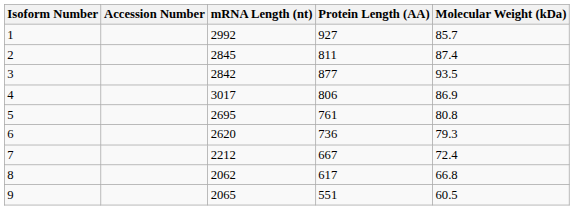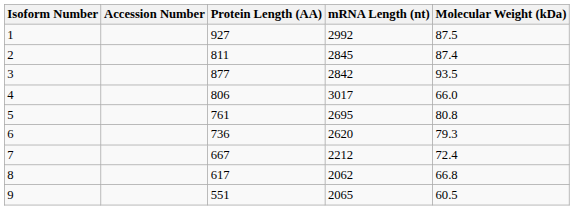columns swapped: (262, 14) <-> (374, 14)
(447, 34) 85.7 -> (447, 34) 87.5
(447, 94) 86.9 -> (447, 94) 66.0
